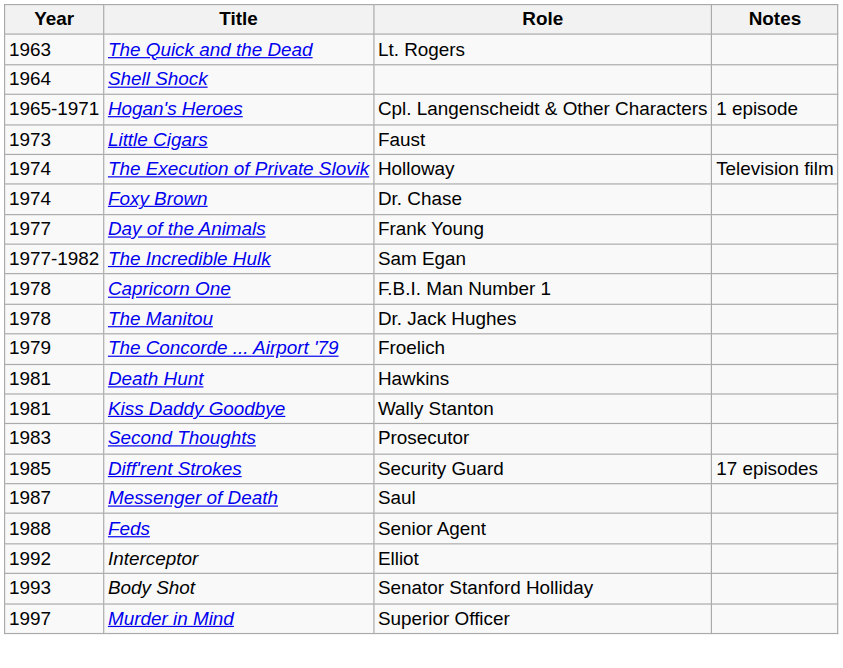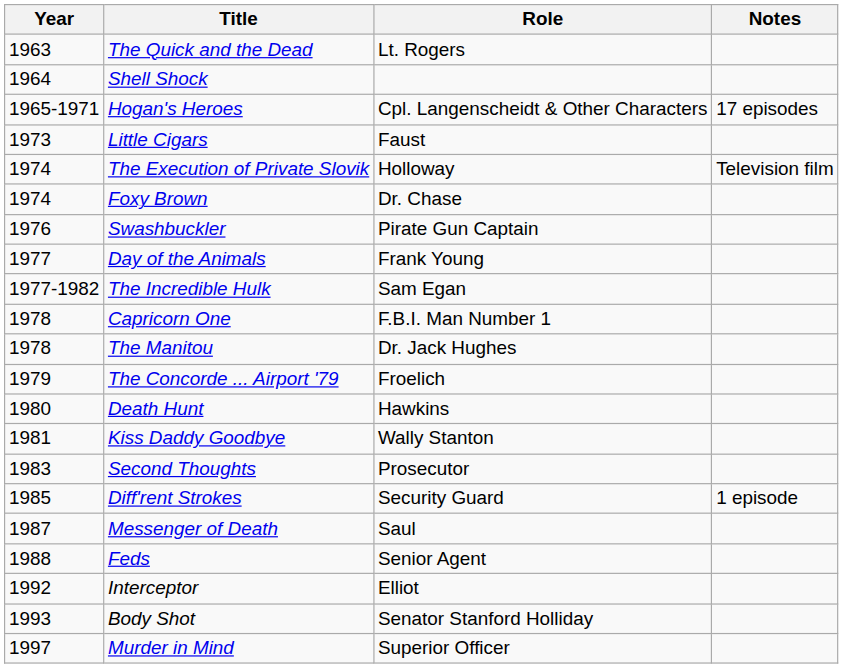(757, 109) 1 episode -> (767, 109) 17 episodes
+ row: (167, 229)
(30, 378) 1981 -> (30, 408) 1980
(767, 468) 17 episodes -> (757, 498) 1 episode
